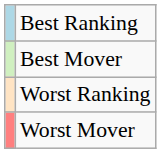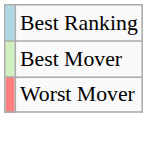- row: (85, 94)
